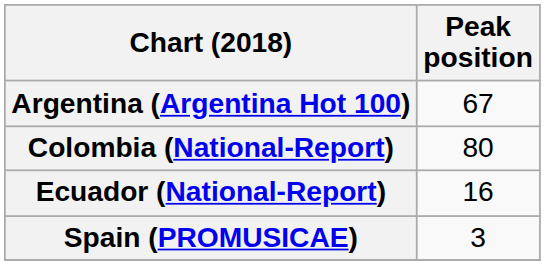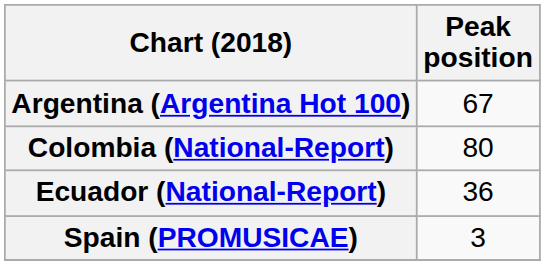(478, 192) 16 -> (478, 192) 36
